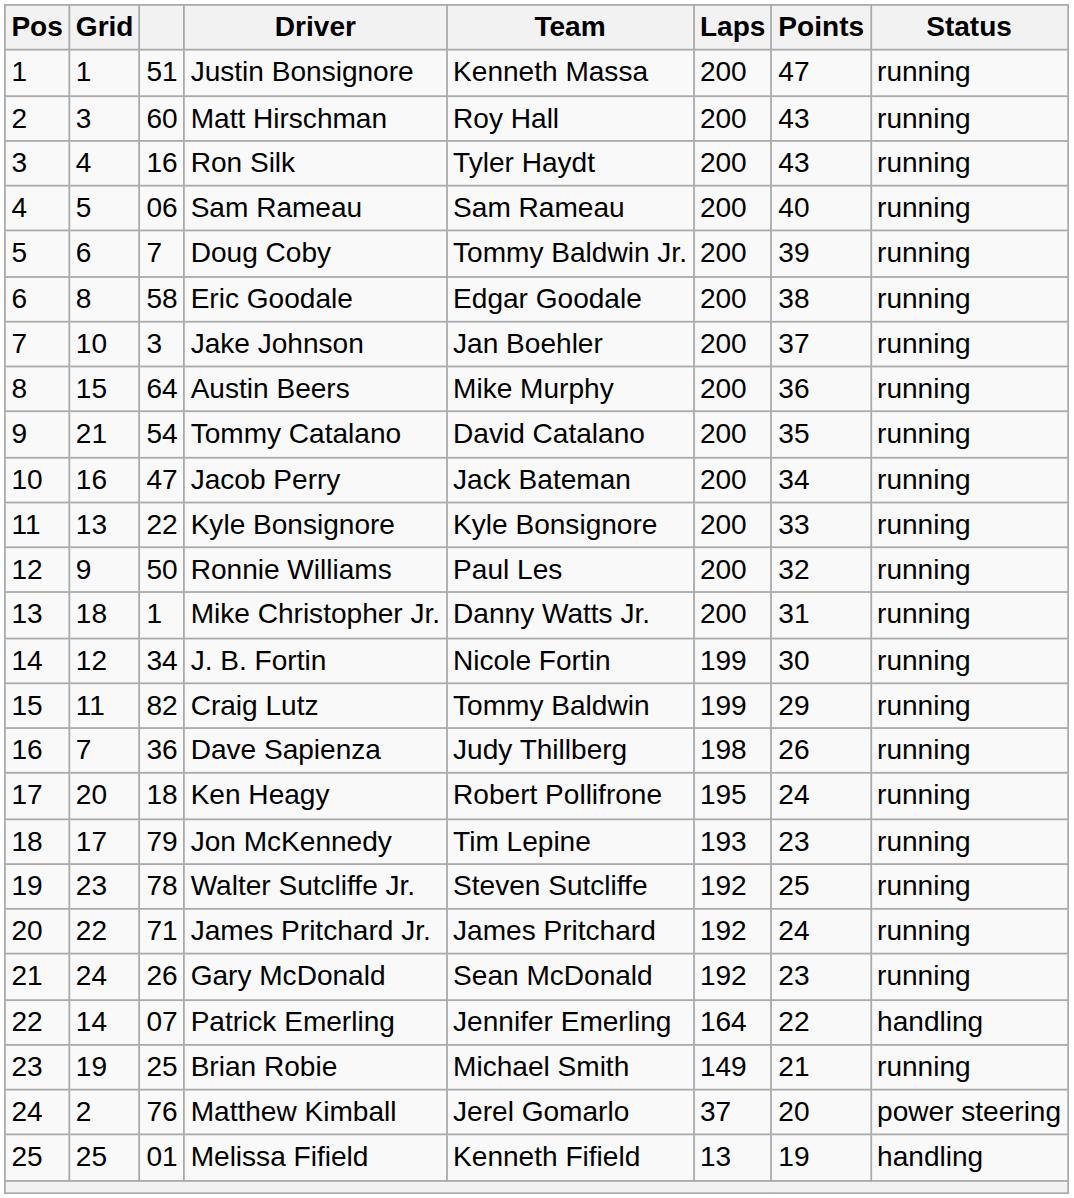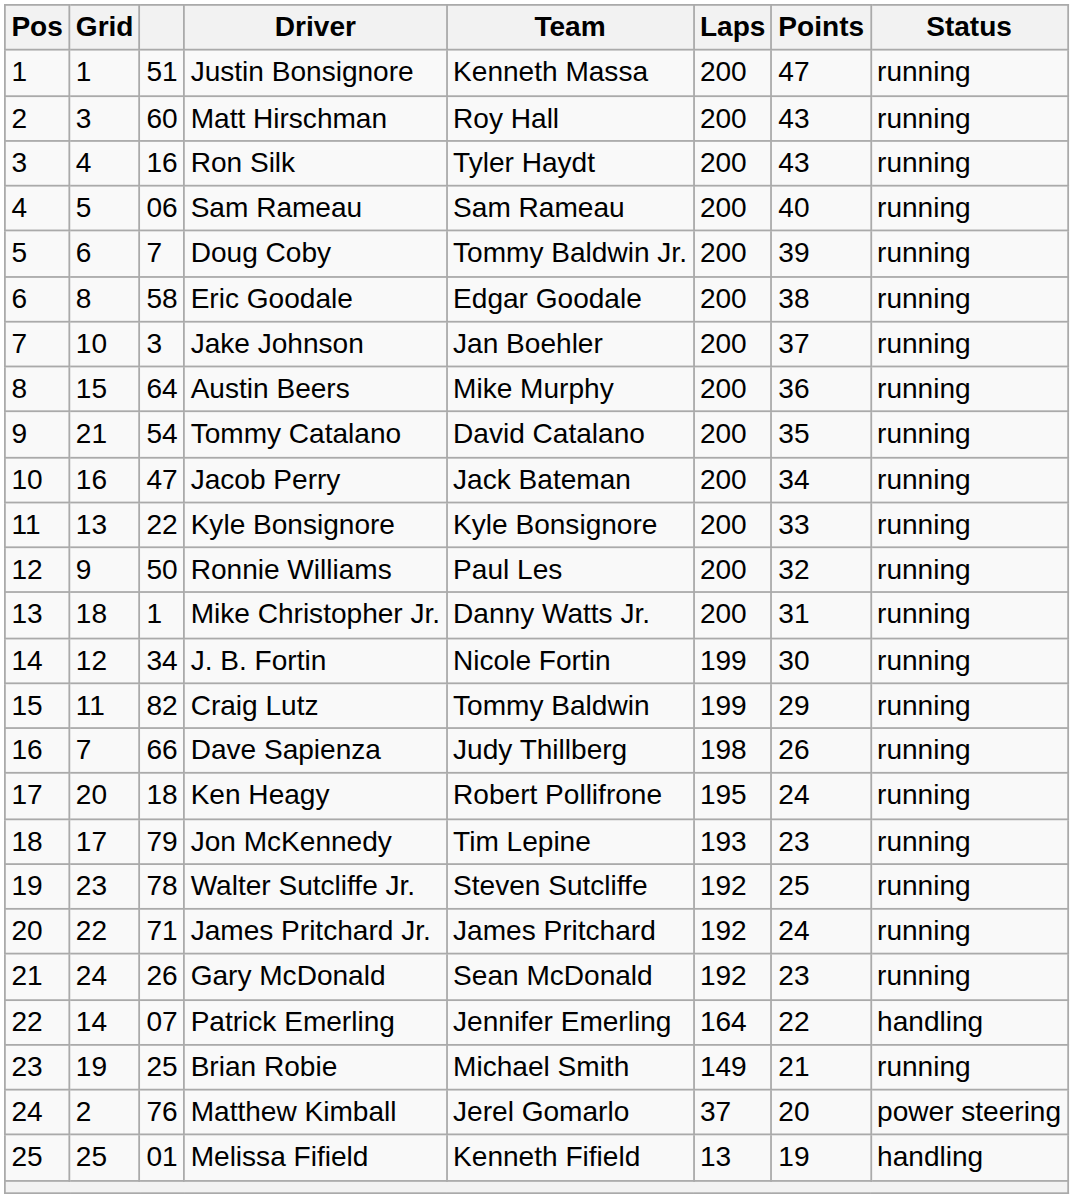(162, 749) 36 -> (162, 749) 66
